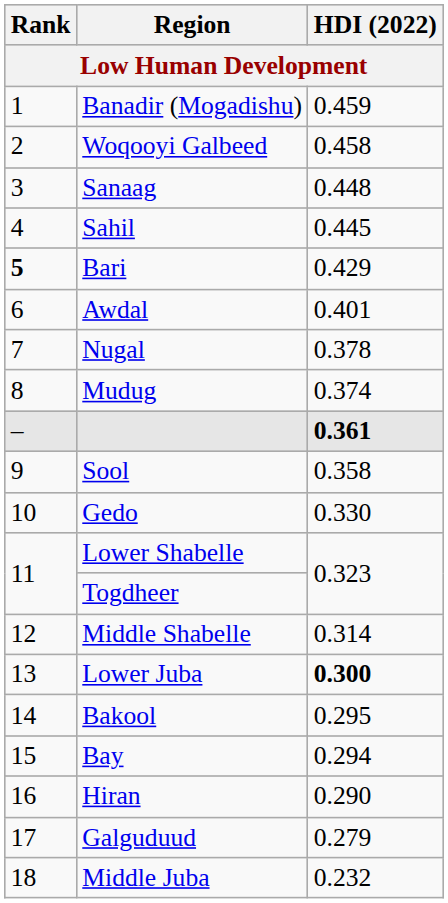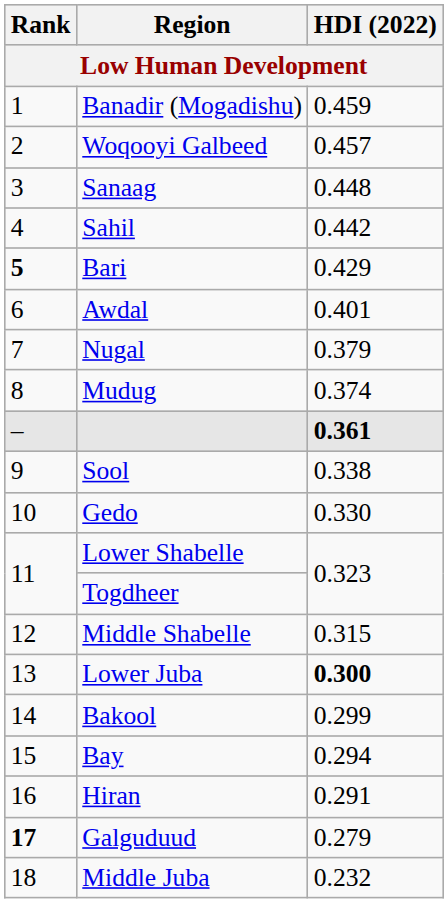(343, 146) 0.458 -> (343, 146) 0.457
(343, 227) 0.445 -> (343, 227) 0.442
(343, 349) 0.378 -> (343, 349) 0.379
(343, 471) 0.358 -> (343, 471) 0.338
(343, 633) 0.314 -> (343, 633) 0.315
(343, 715) 0.295 -> (343, 715) 0.299
(343, 796) 0.290 -> (343, 796) 0.291
(24, 836) normal -> (24, 836) bold
